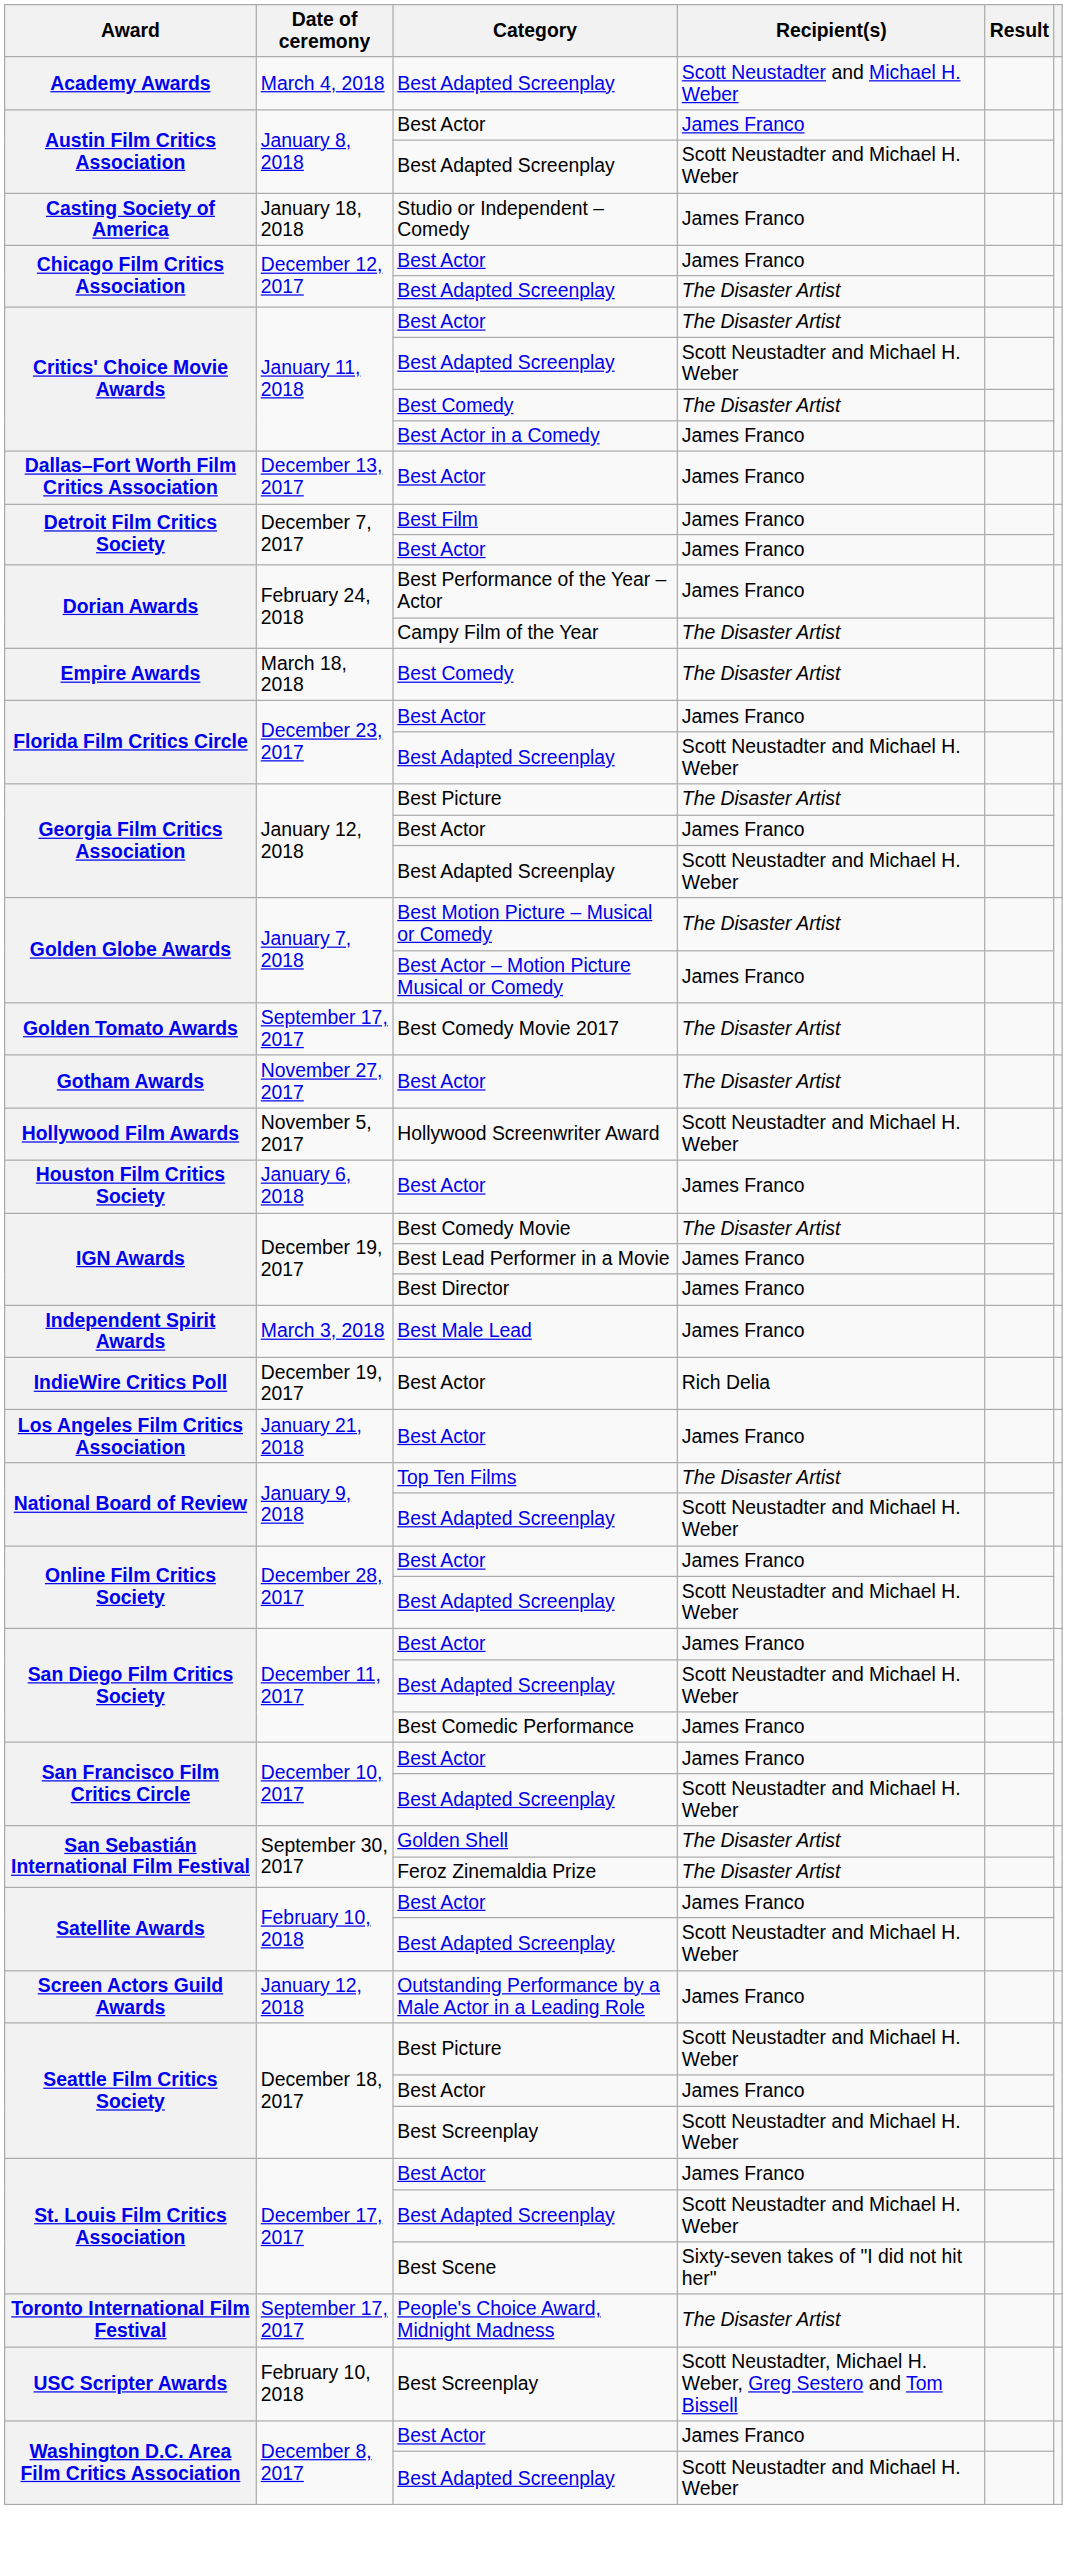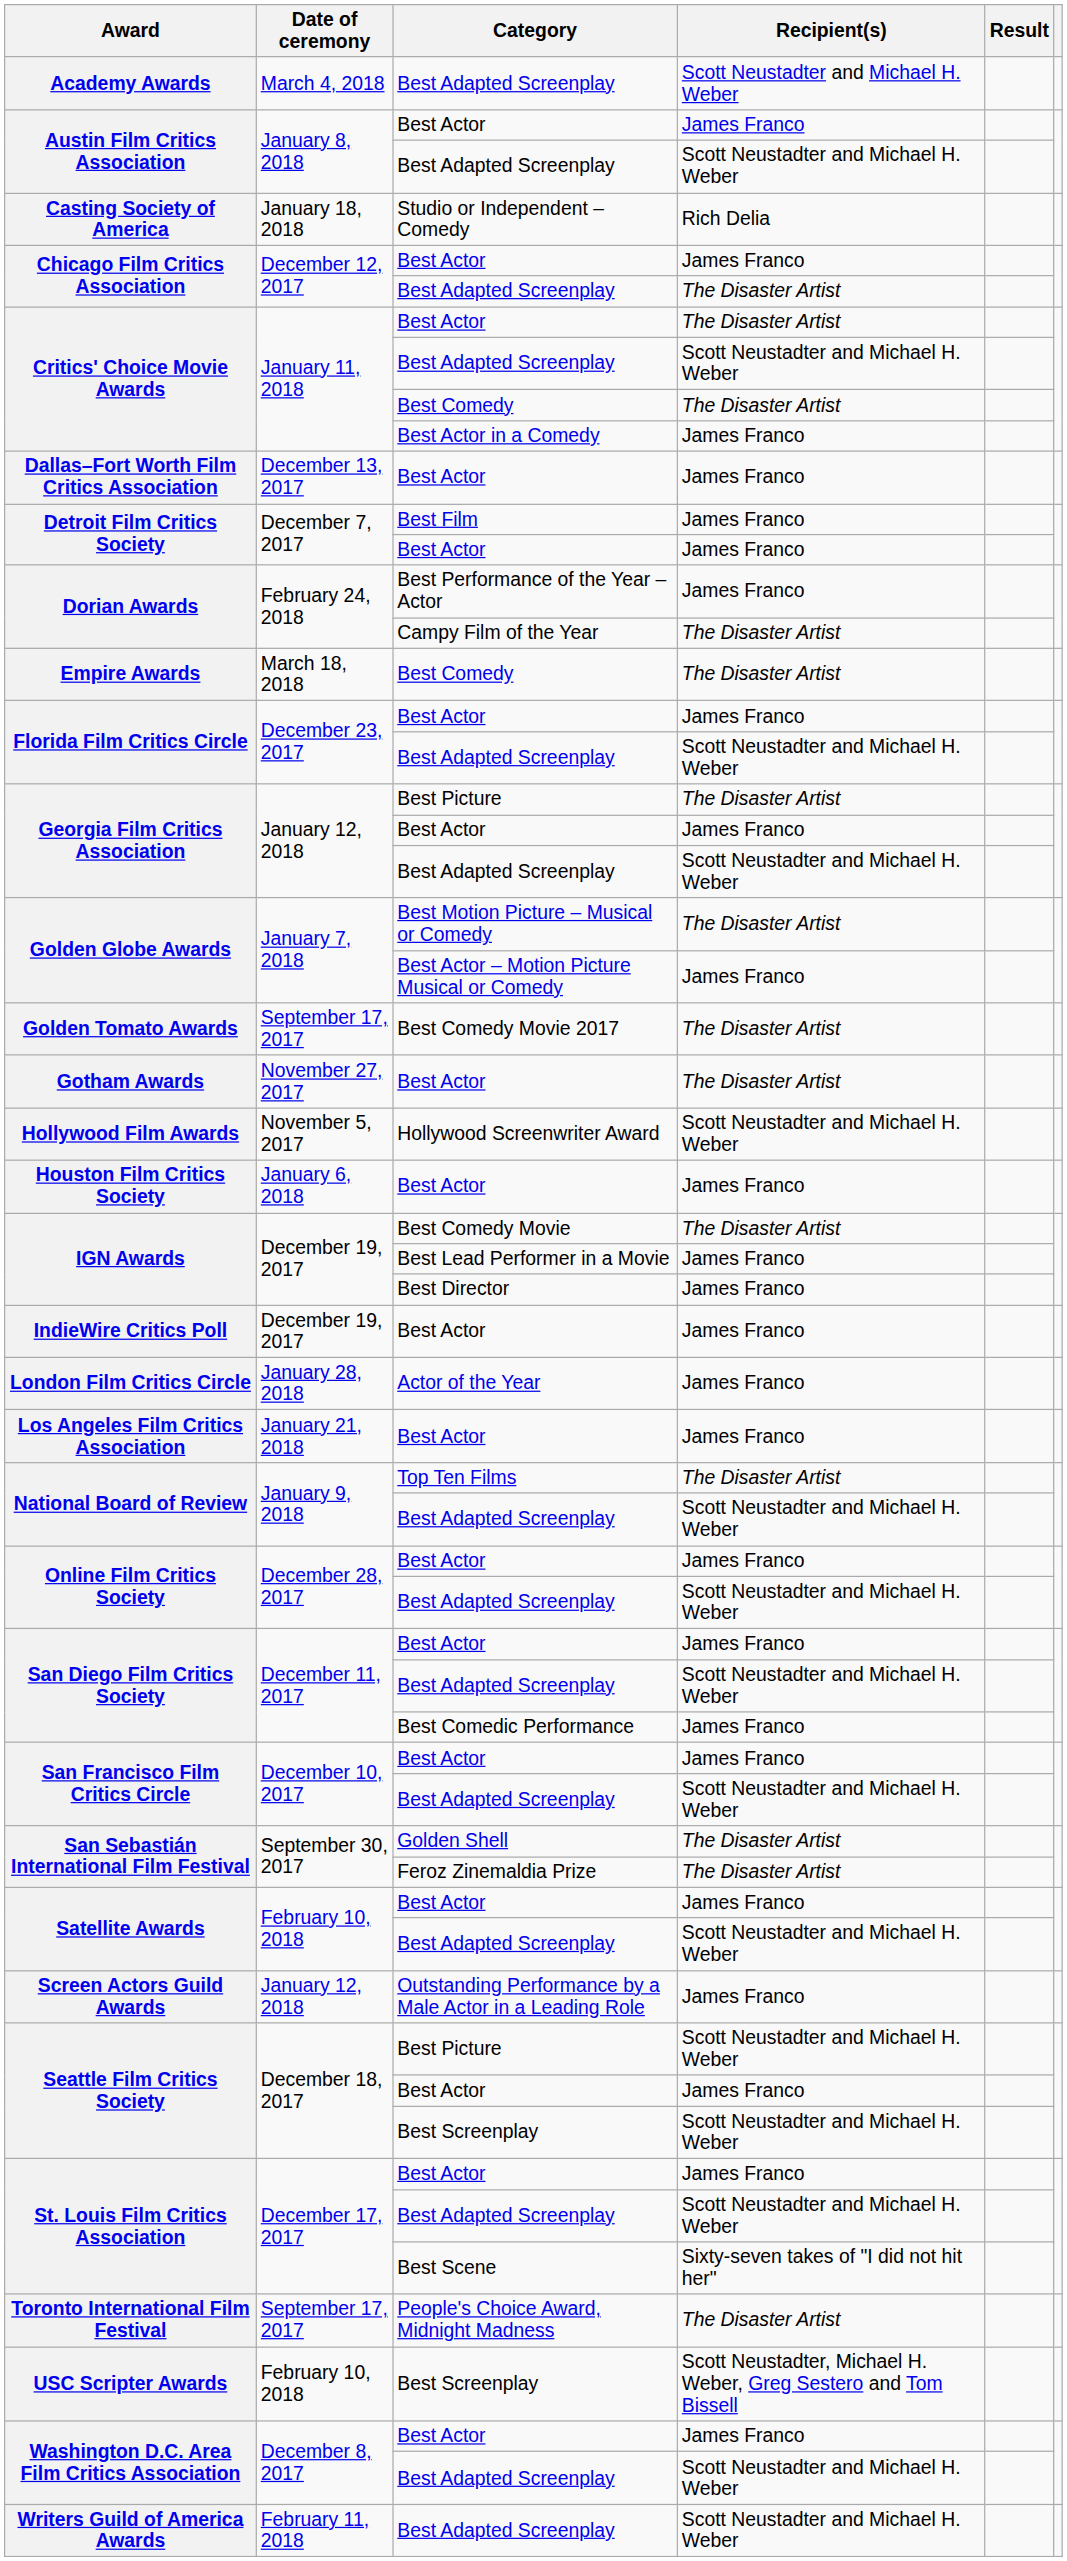(743, 218) James Franco -> (726, 218) Rich Delia
- row: (130, 1331)
(726, 1383) Rich Delia -> (743, 1331) James Franco
+ row: (130, 1383)
+ row: (130, 2530)
